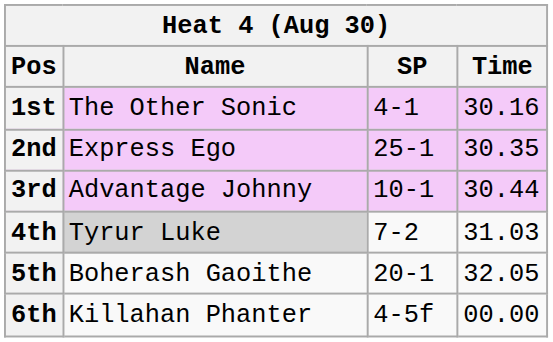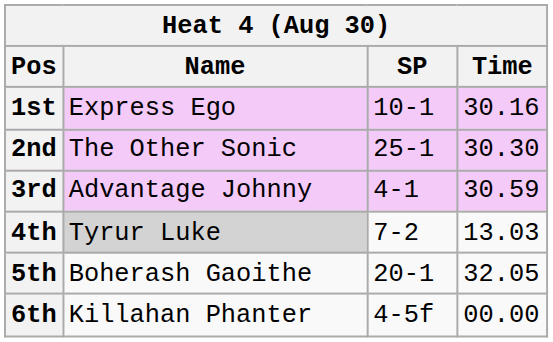(183, 108) The Other Sonic -> (152, 108) Express Ego
(396, 108) 4-1 -> (404, 108) 10-1
(152, 150) Express Ego -> (183, 150) The Other Sonic
(501, 150) 30.35 -> (501, 150) 30.30
(404, 191) 10-1 -> (396, 191) 4-1
(501, 191) 30.44 -> (501, 191) 30.59
(501, 232) 31.03 -> (501, 232) 13.03
